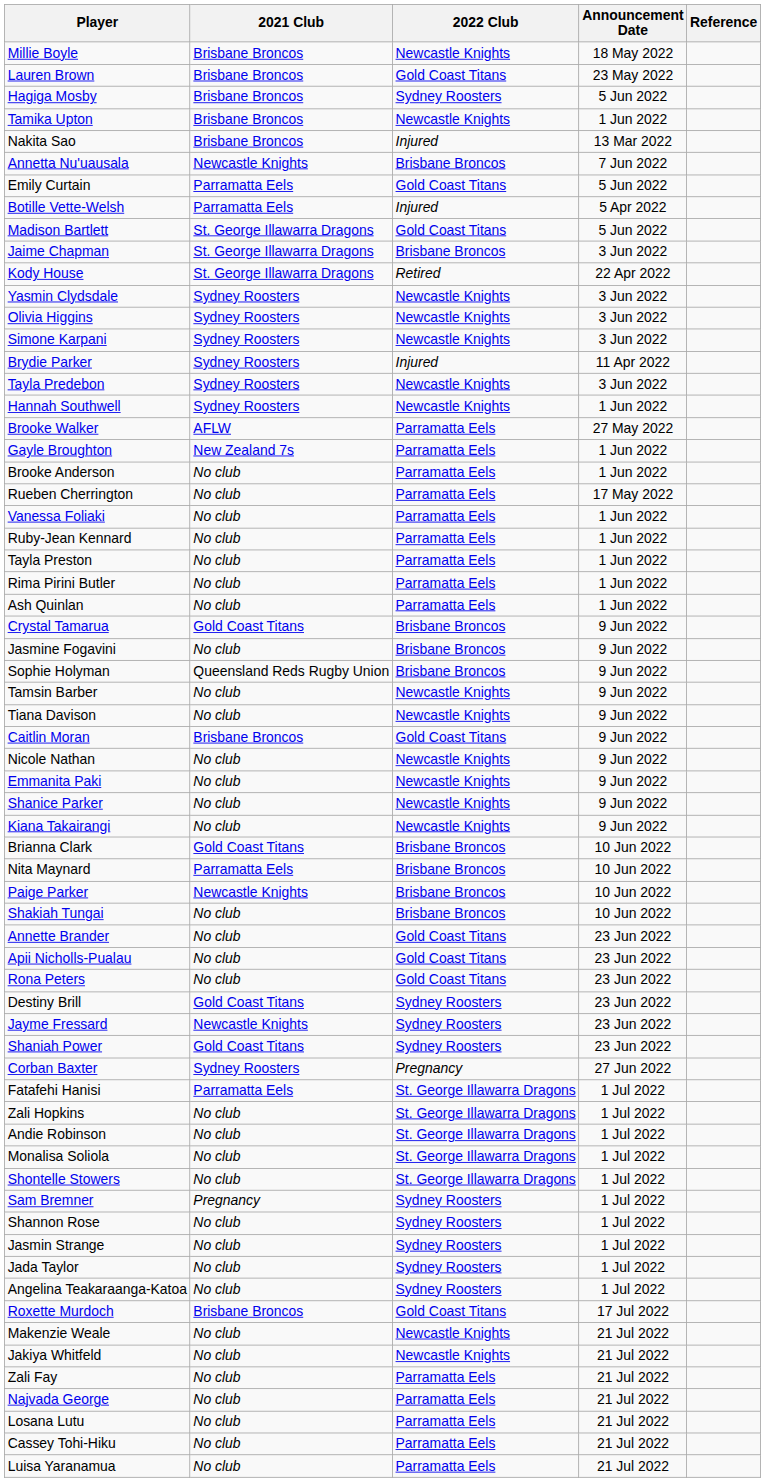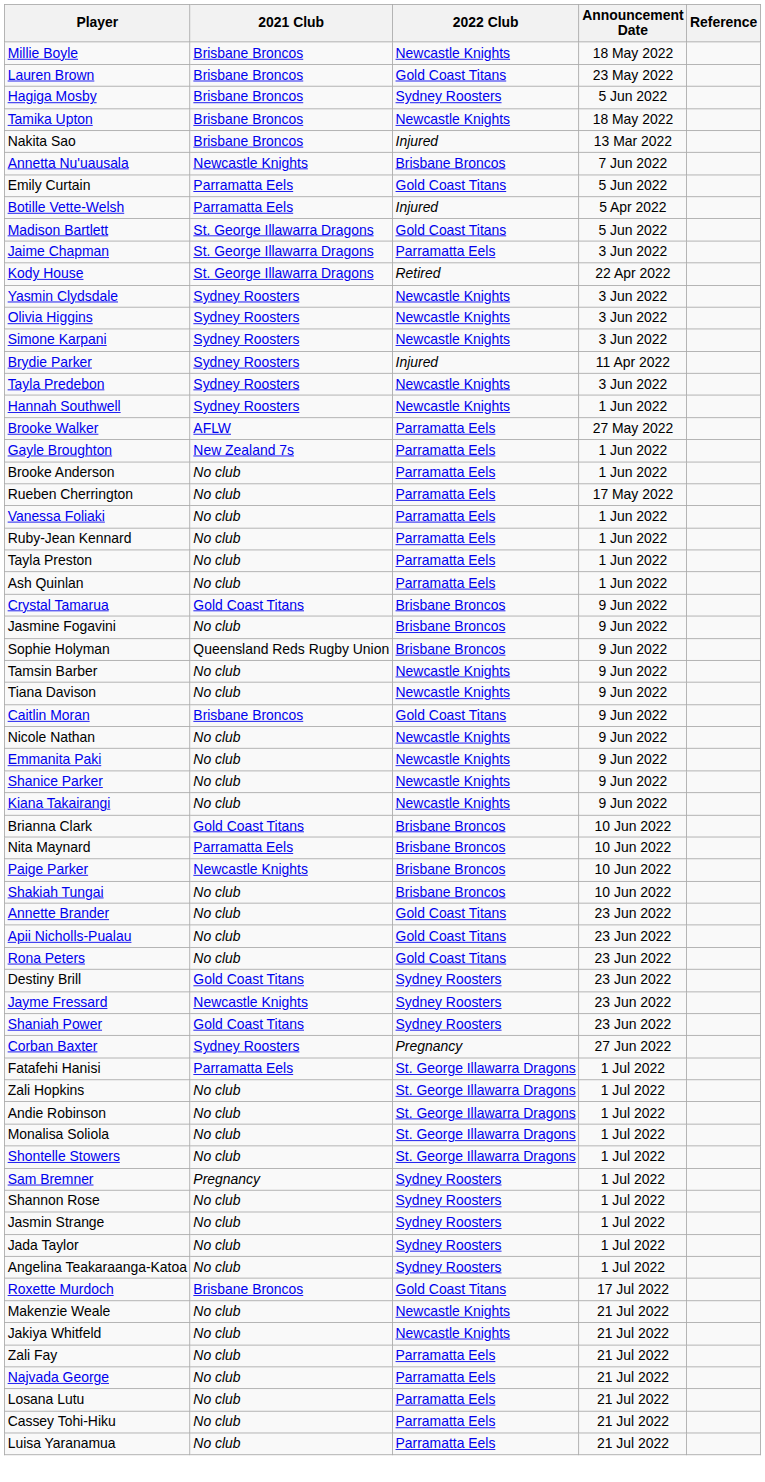(633, 119) 1 Jun 2022 -> (633, 119) 18 May 2022
(450, 251) Brisbane Broncos -> (445, 251) Parramatta Eels
- row: (61, 583)
